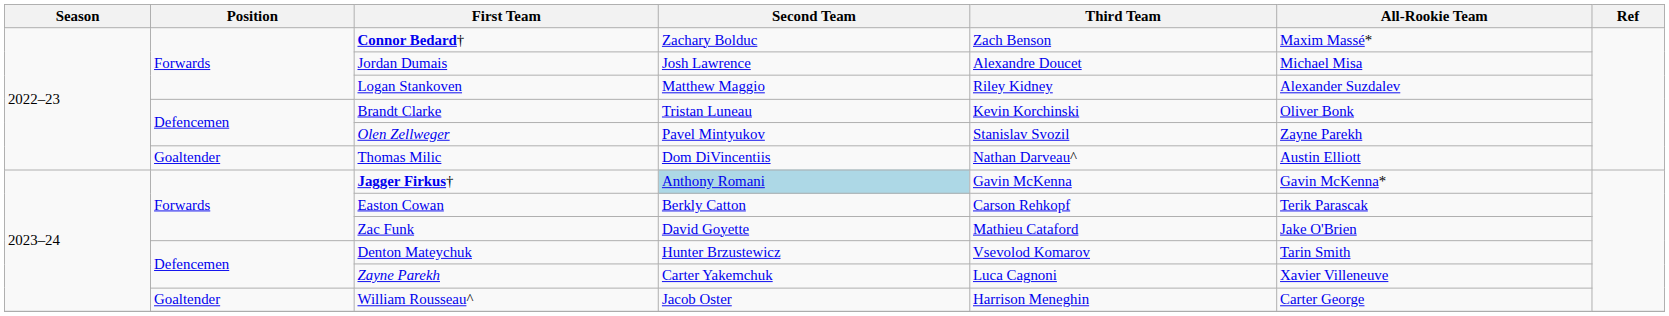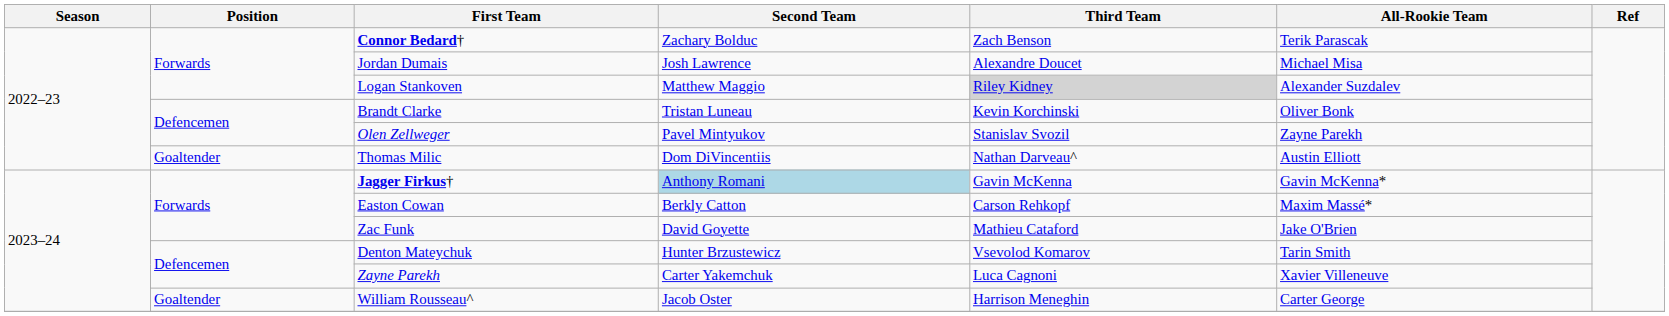(1326, 39) Maxim Massé* -> (1324, 39) Terik Parascak
(1013, 87) no background -> (1013, 87) lightgrey background
(1324, 205) Terik Parascak -> (1326, 205) Maxim Massé*
